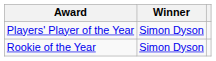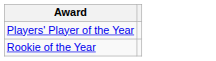- column: (171, 13)
